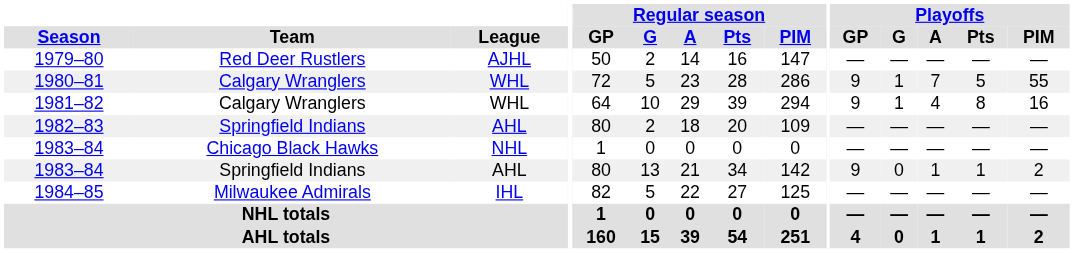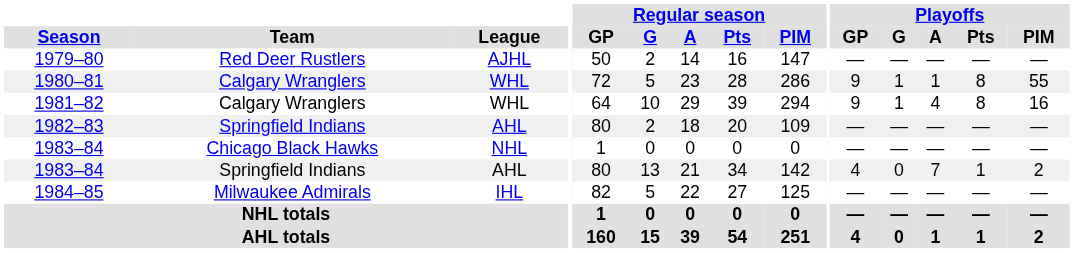(935, 81) 7 -> (935, 81) 1
(981, 81) 5 -> (981, 81) 8
(855, 170) 9 -> (855, 170) 4
(935, 170) 1 -> (935, 170) 7
